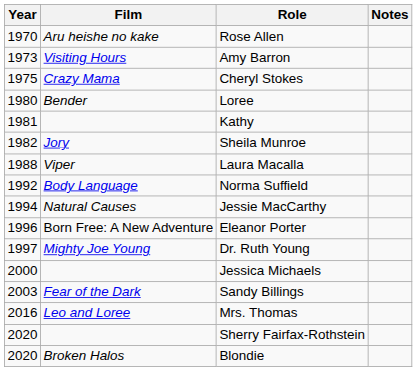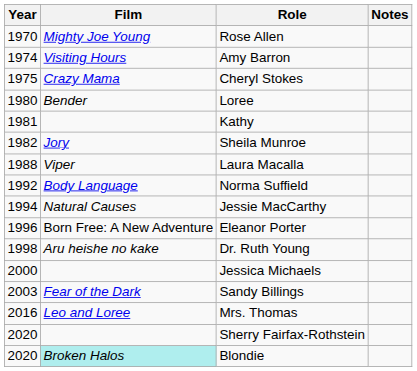(101, 36) Aru heishe no kake -> (97, 36) Mighty Joe Young
(22, 57) 1973 -> (22, 57) 1974
(22, 249) 1997 -> (22, 249) 1998
(97, 249) Mighty Joe Young -> (101, 249) Aru heishe no kake
(84, 356) no background -> (84, 356) paleturquoise background
